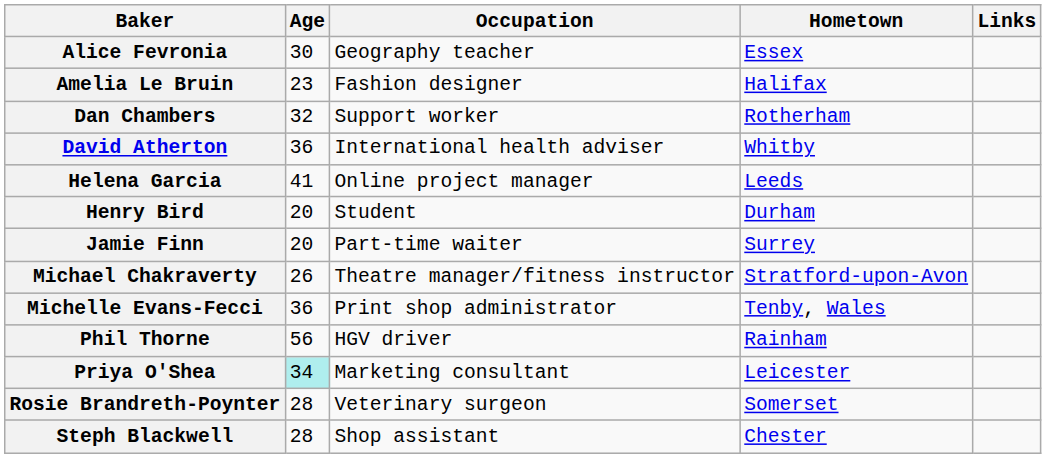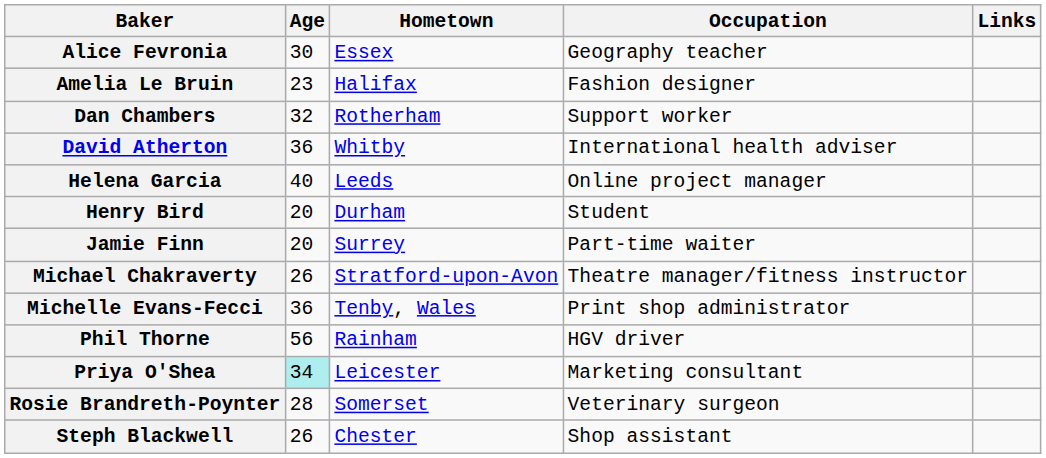columns swapped: (535, 21) <-> (856, 21)
(302, 181) 41 -> (302, 181) 40
(302, 437) 28 -> (302, 437) 26
